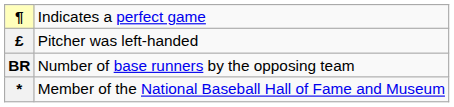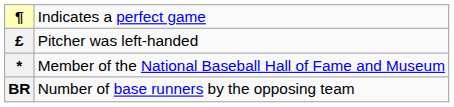rows swapped: (19, 89) <-> (19, 65)
